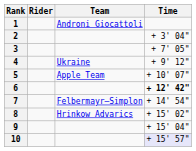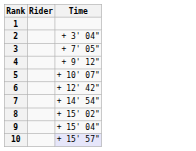- column: (100, 11)
(168, 88) bold -> (78, 88) normal
